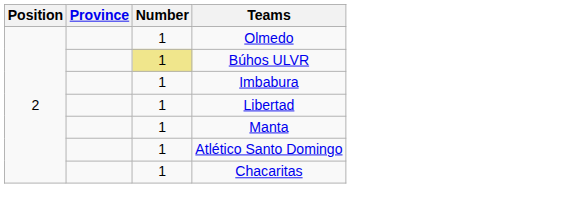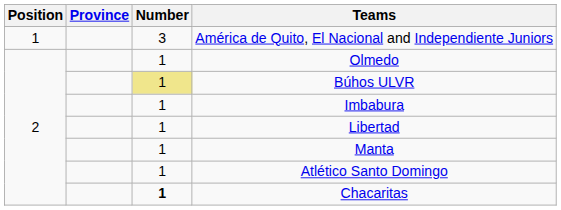+ row: (374, 37)
(162, 171) normal -> (162, 194) bold
